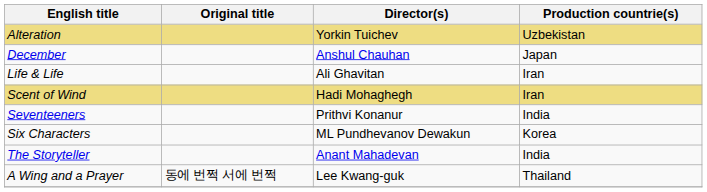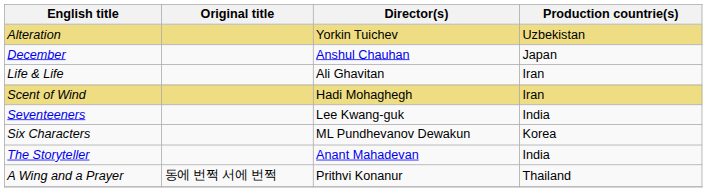(359, 114) Prithvi Konanur -> (360, 114) Lee Kwang-guk
(360, 176) Lee Kwang-guk -> (359, 176) Prithvi Konanur
